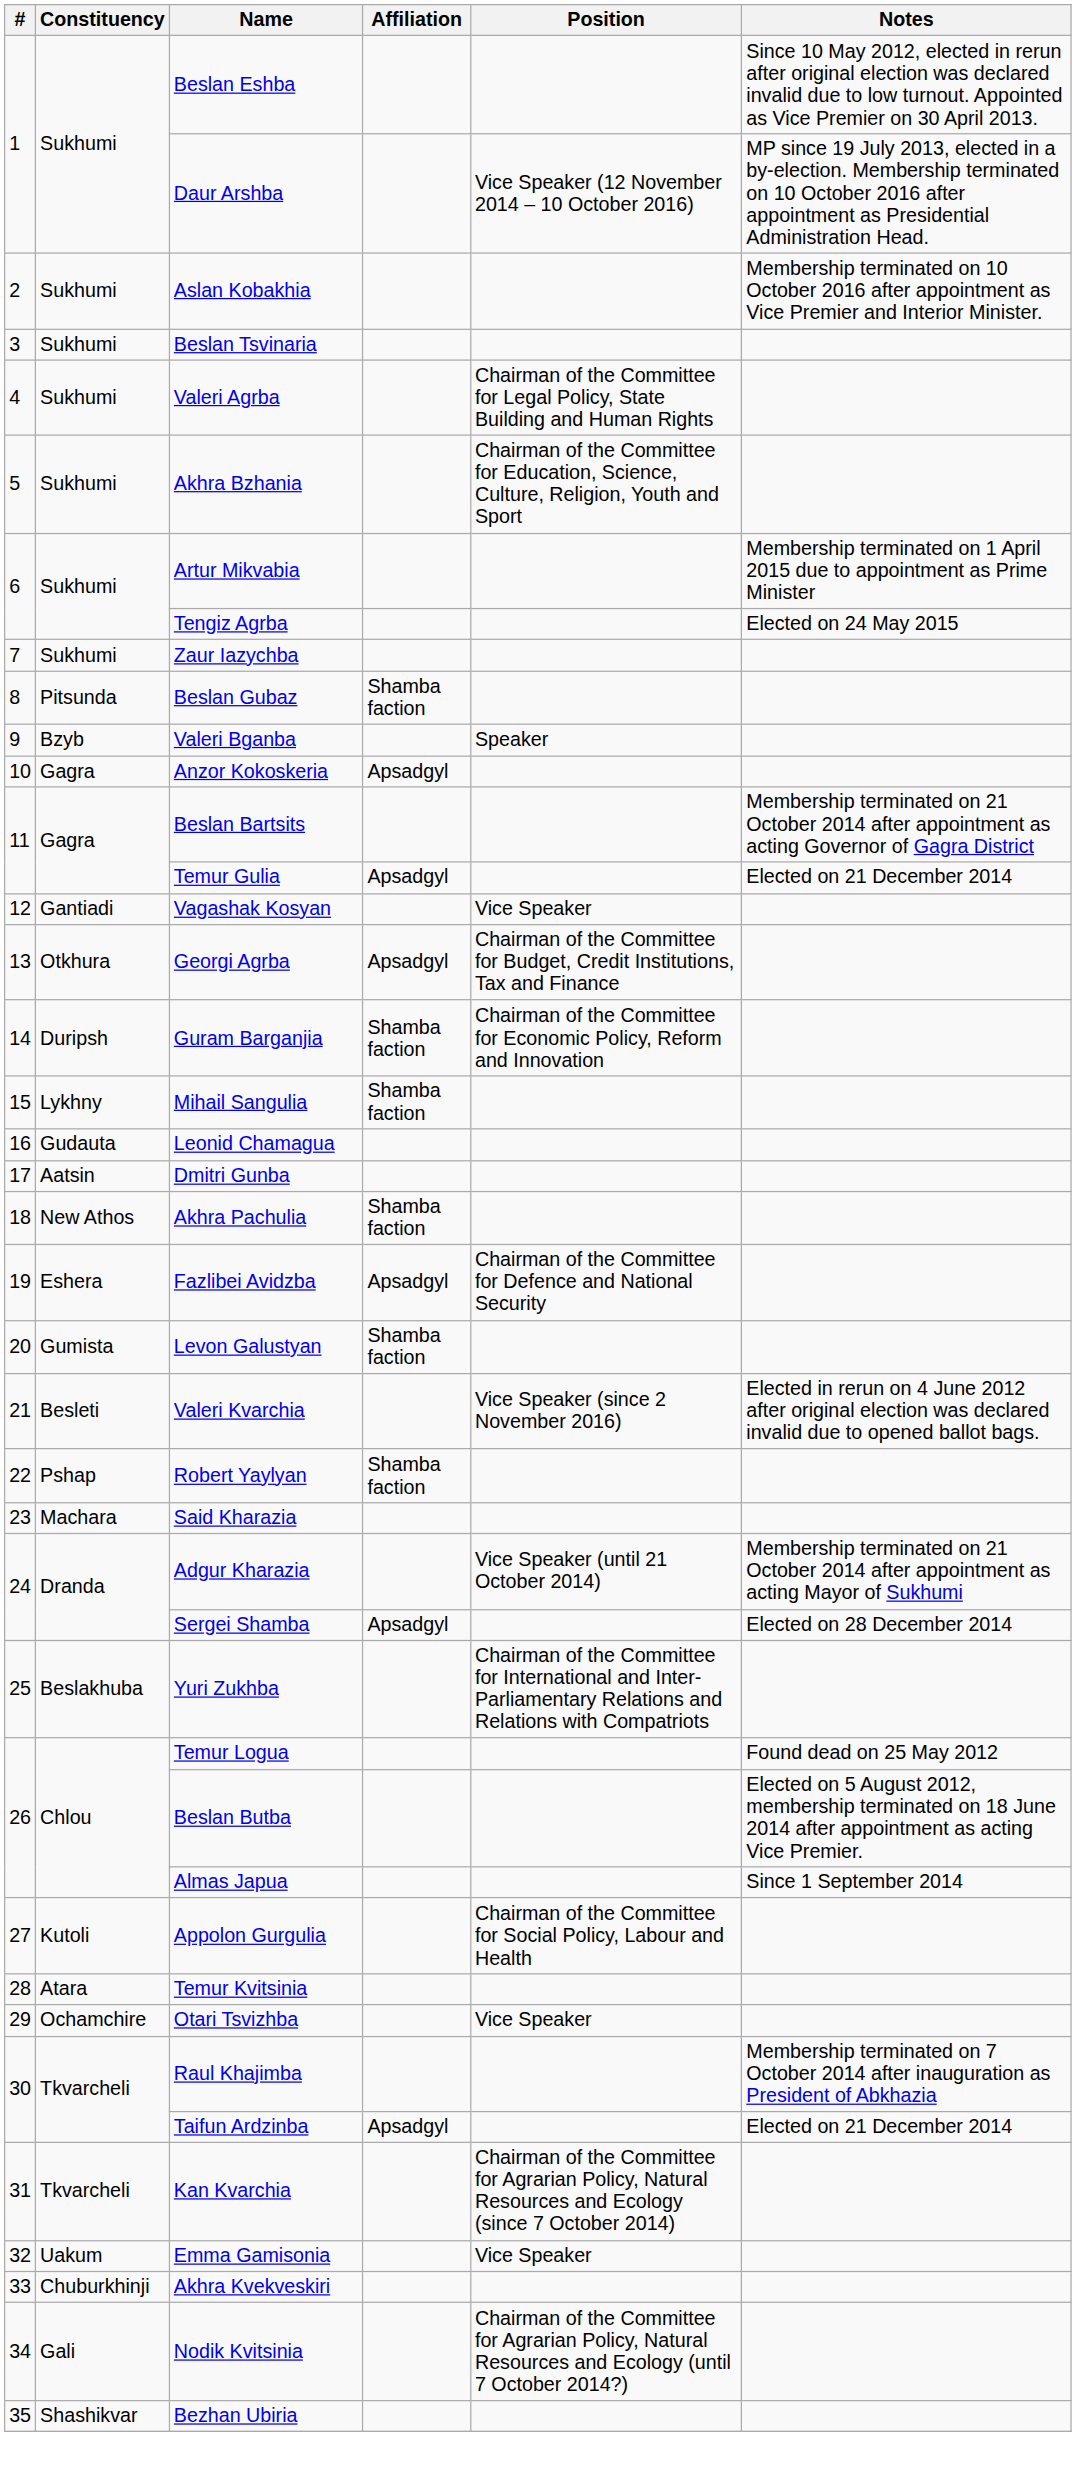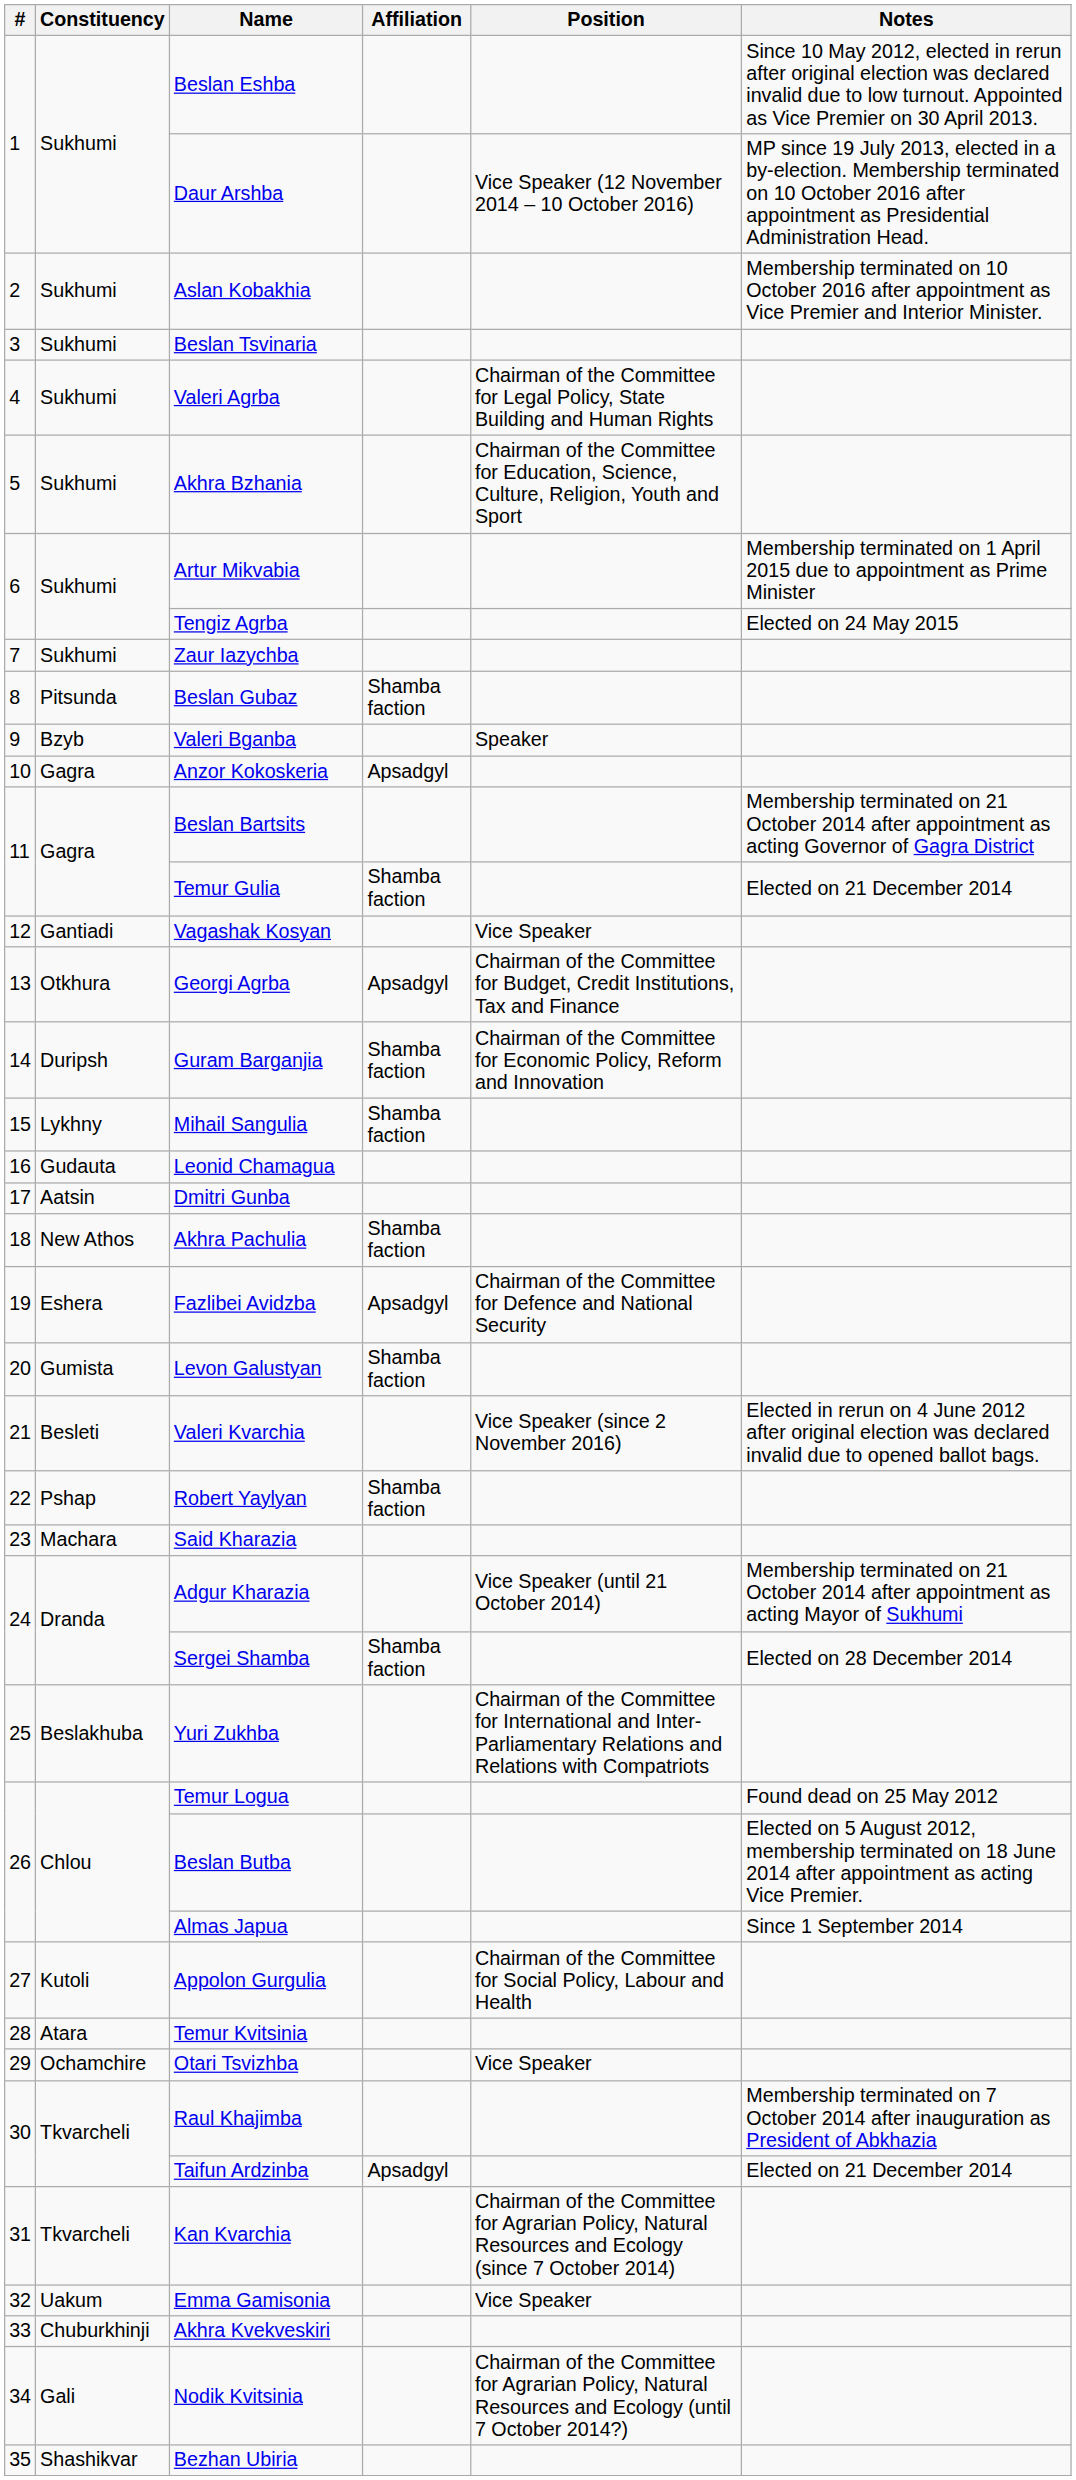(408, 877) Apsadgyl -> (404, 888) Shamba faction
(408, 1624) Apsadgyl -> (404, 1657) Shamba faction
